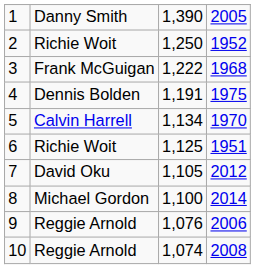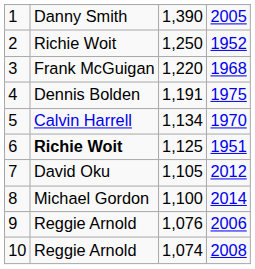(183, 69) 1,222 -> (183, 69) 1,220
(75, 146) normal -> (78, 146) bold
